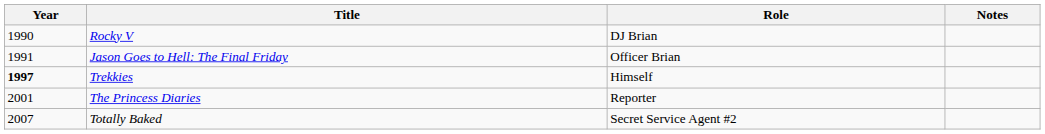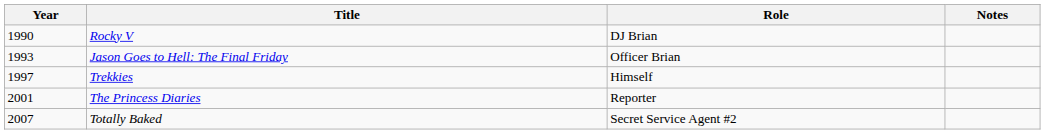(21, 56) 1991 -> (21, 56) 1993
(21, 77) bold -> (21, 77) normal
